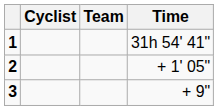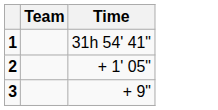- column: (50, 17)
